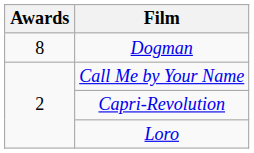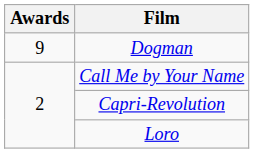(40, 47) 8 -> (40, 47) 9
